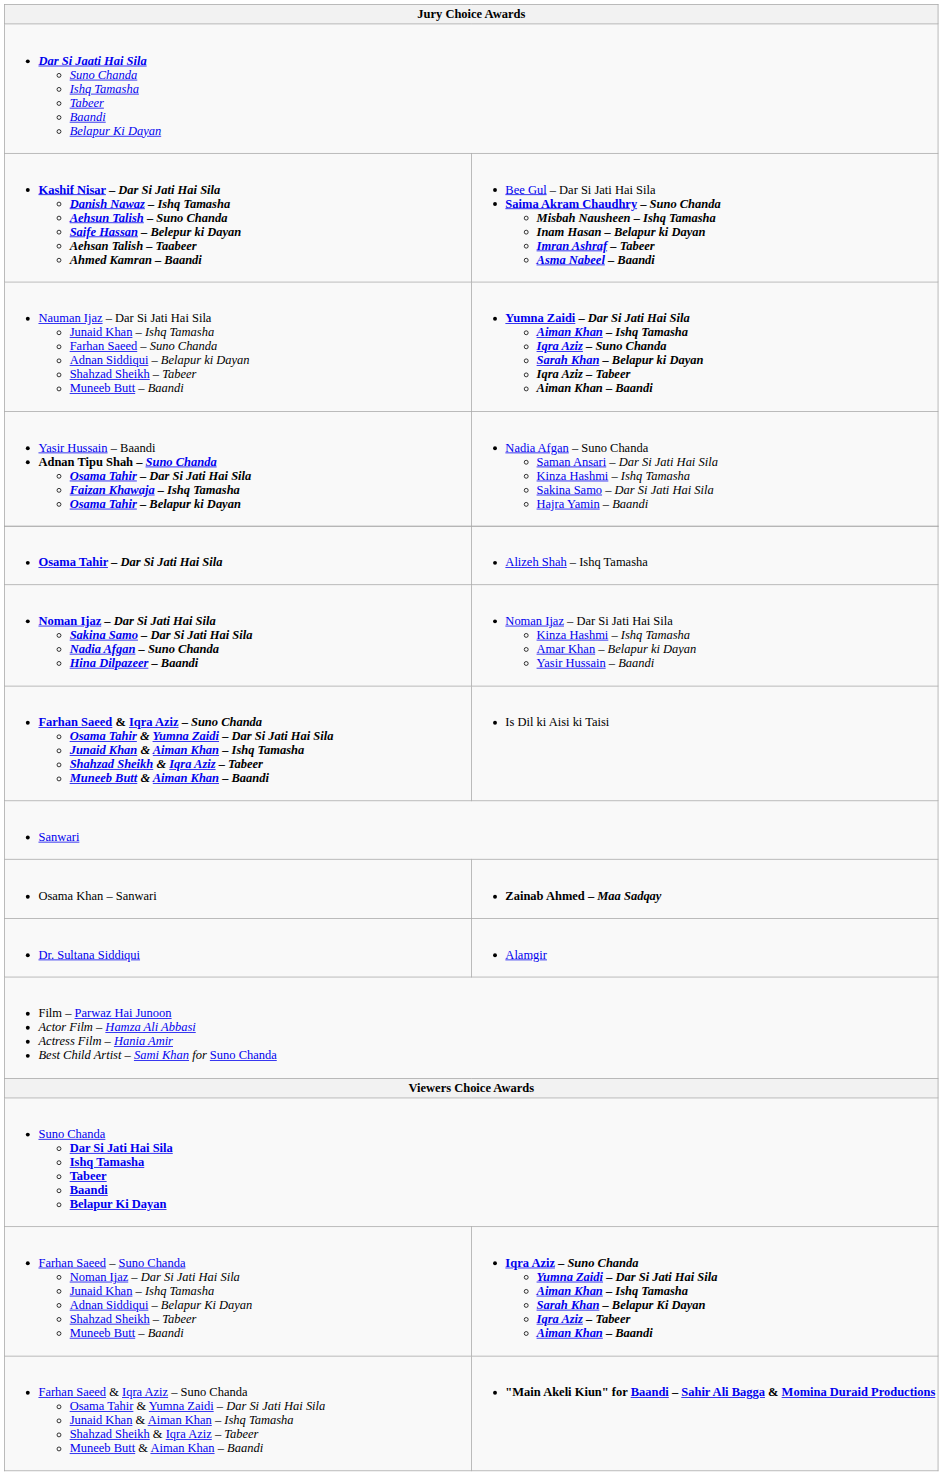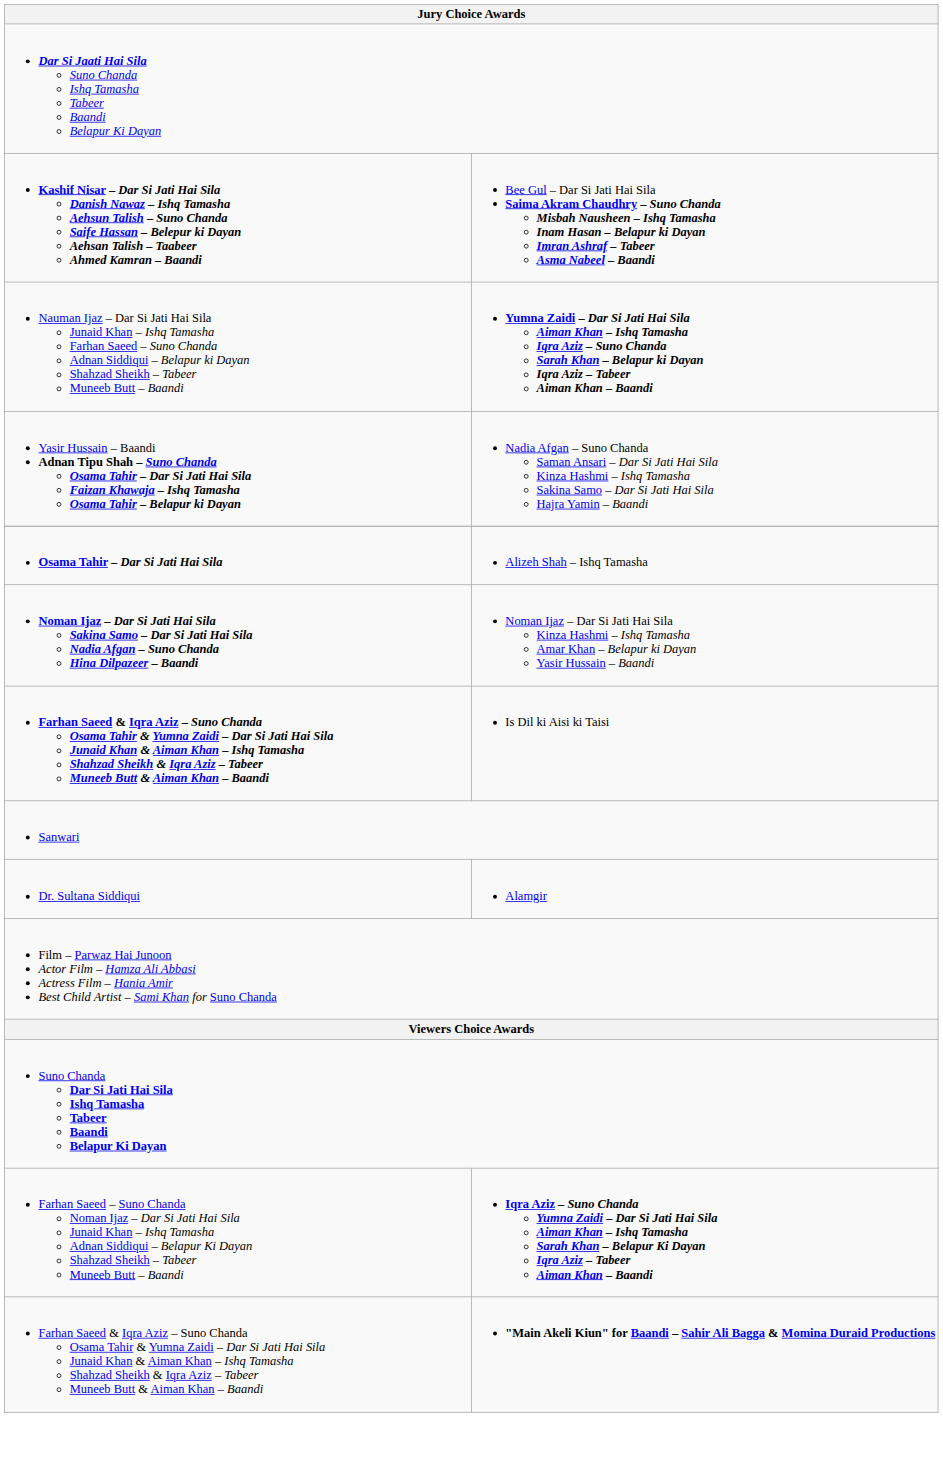- row: (705, 896)
